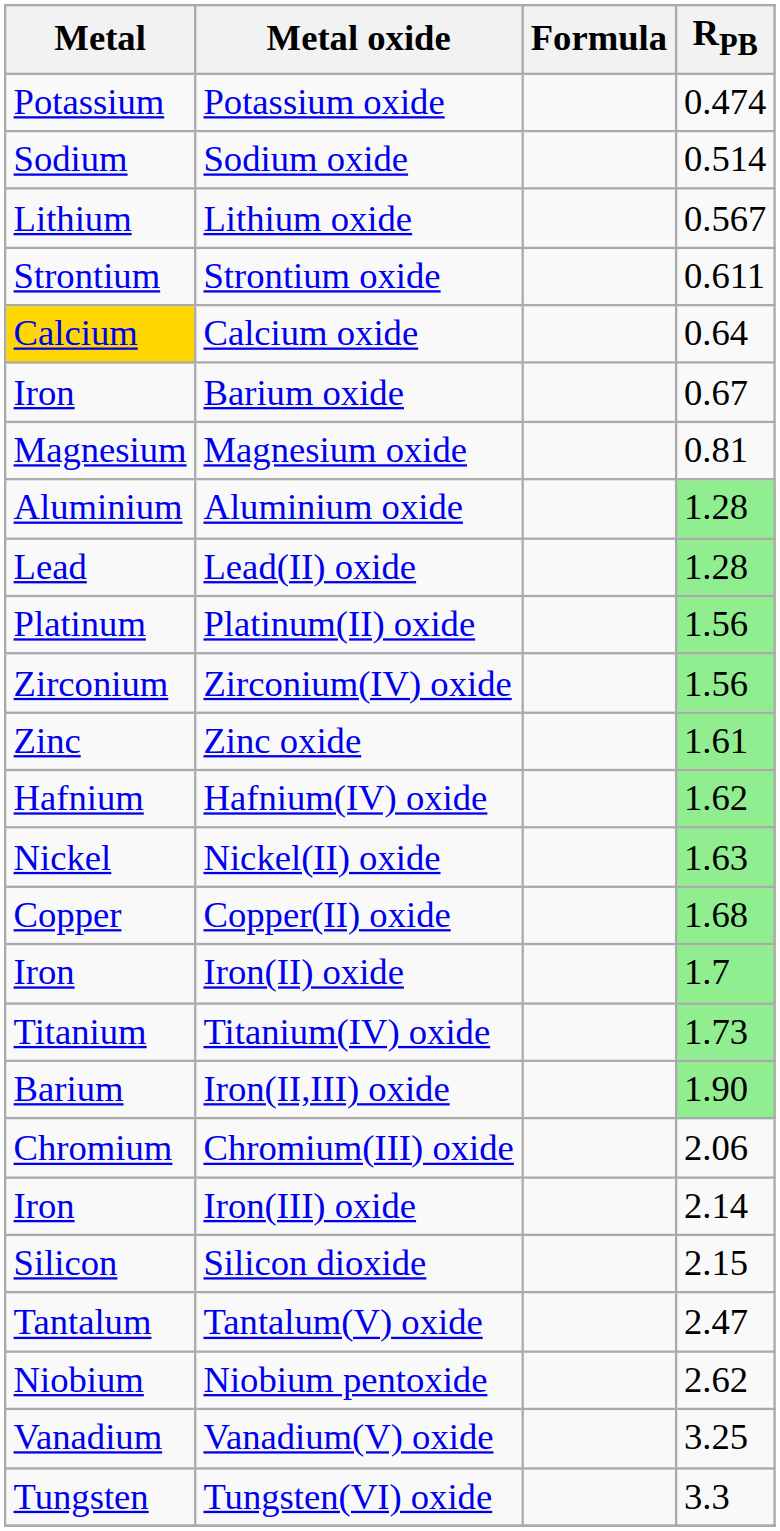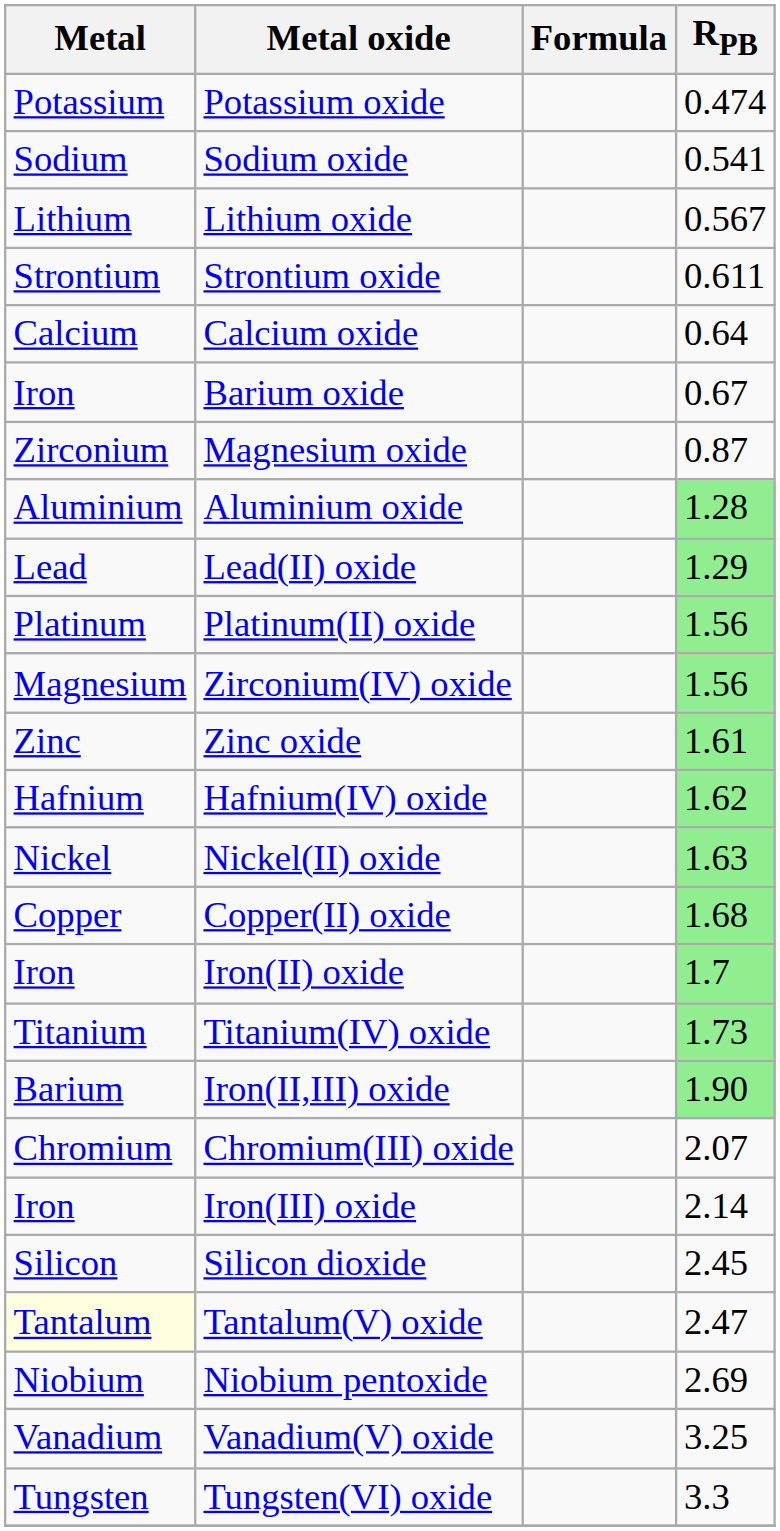(725, 159) 0.514 -> (725, 159) 0.541
(76, 333) gold background -> (76, 333) no background
(100, 449) Magnesium -> (91, 449) Zirconium
(716, 449) 0.81 -> (716, 449) 0.87
(716, 566) 1.28 -> (716, 566) 1.29
(91, 682) Zirconium -> (100, 682) Magnesium
(716, 1147) 2.06 -> (716, 1147) 2.07
(716, 1263) 2.15 -> (716, 1263) 2.45
(83, 1321) no background -> (83, 1321) lightyellow background
(716, 1379) 2.62 -> (716, 1379) 2.69
